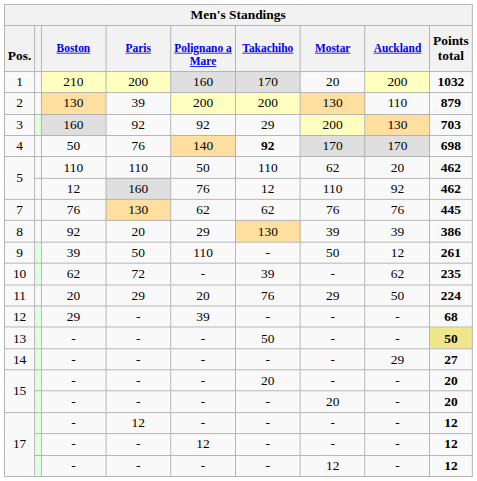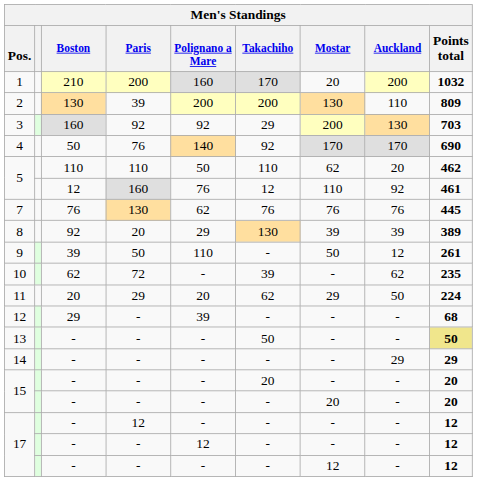(451, 103) 879 -> (451, 103) 809
(268, 146) bold -> (268, 146) normal
(451, 146) 698 -> (451, 146) 690
(451, 188) 462 -> (451, 188) 461
(268, 210) 62 -> (268, 210) 76
(451, 231) 386 -> (451, 231) 389
(268, 295) 76 -> (268, 295) 62
(451, 359) 27 -> (451, 359) 29
